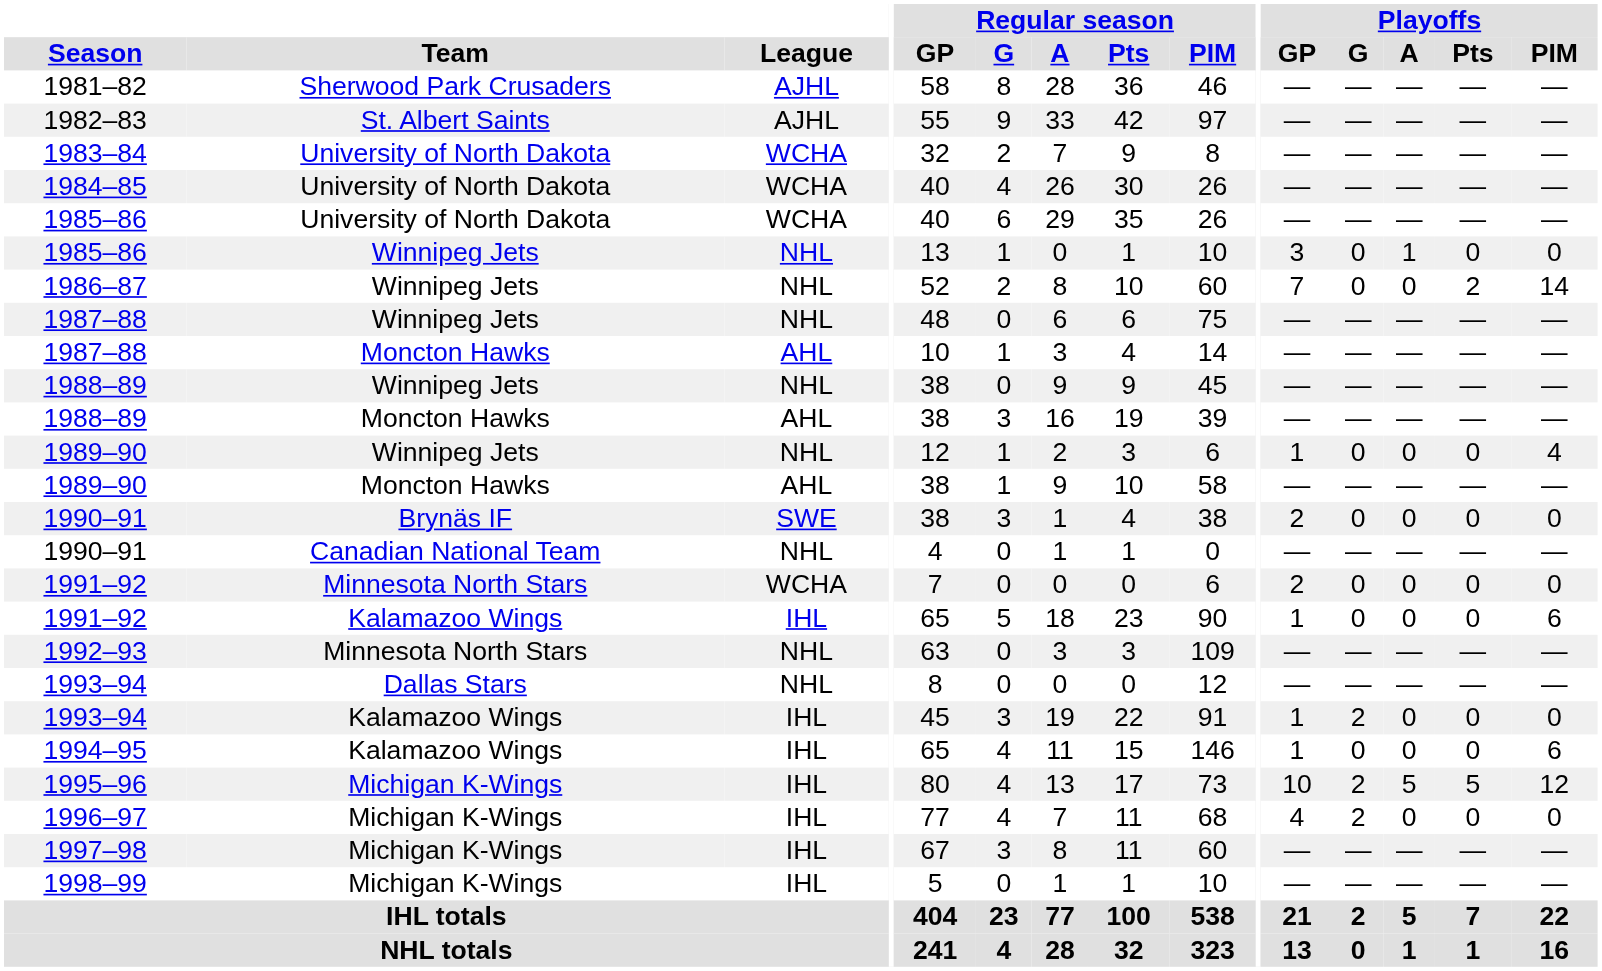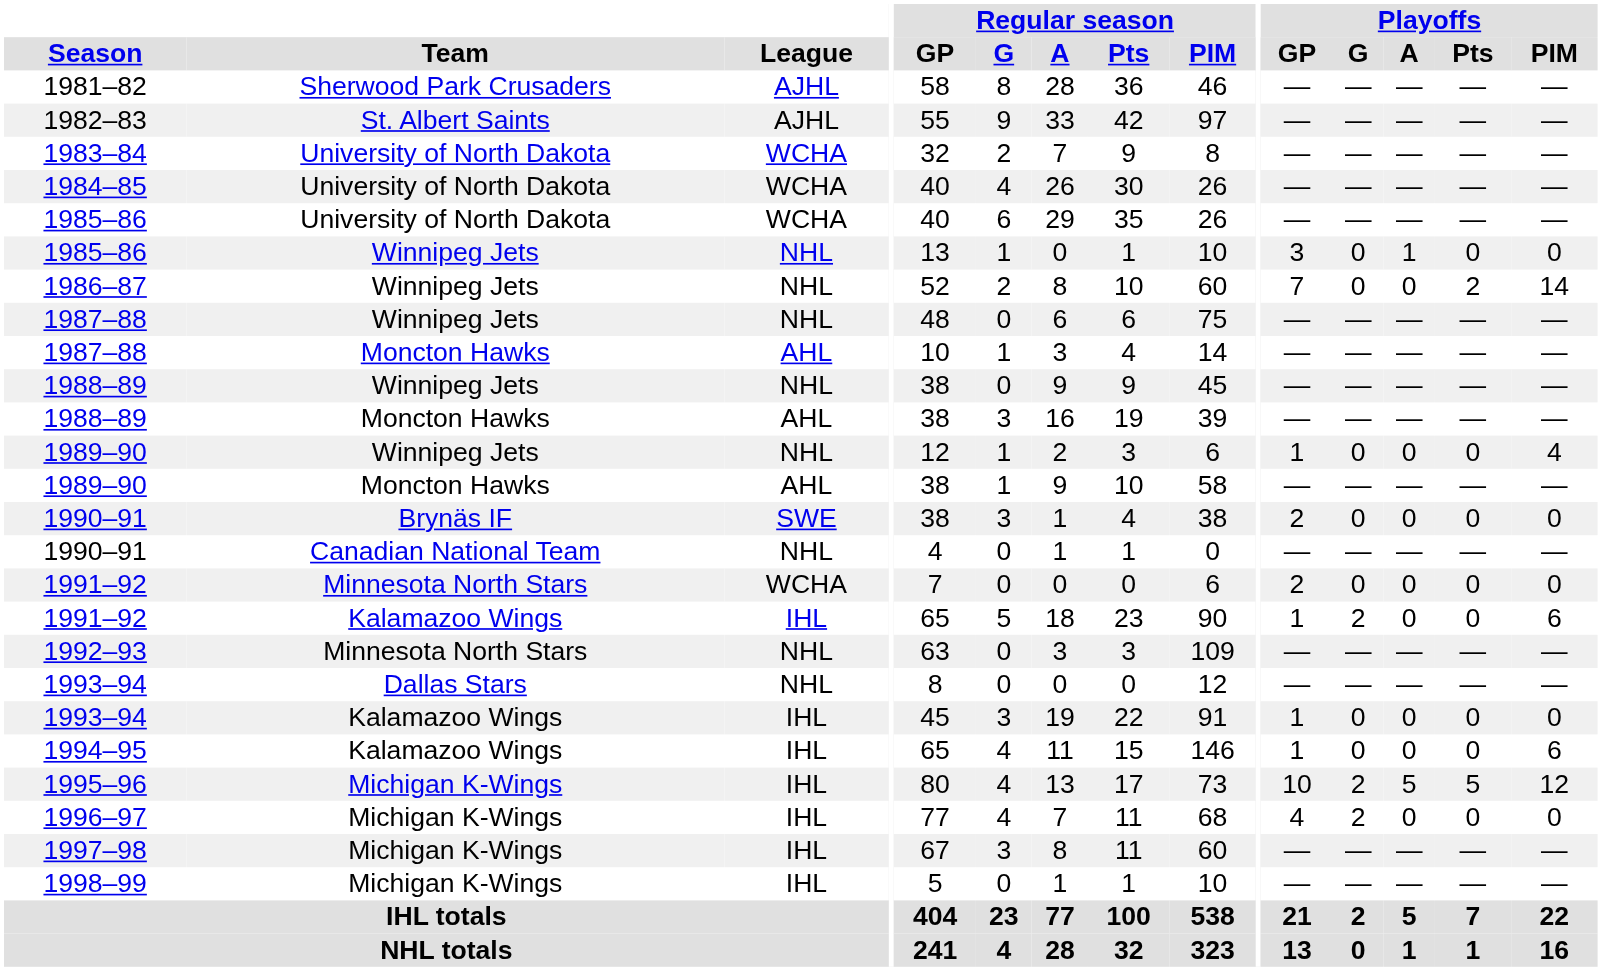(1358, 617) 0 -> (1358, 617) 2
(1358, 717) 2 -> (1358, 717) 0
